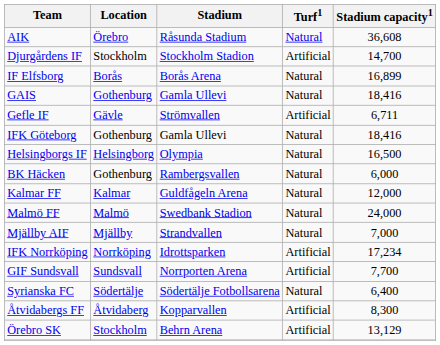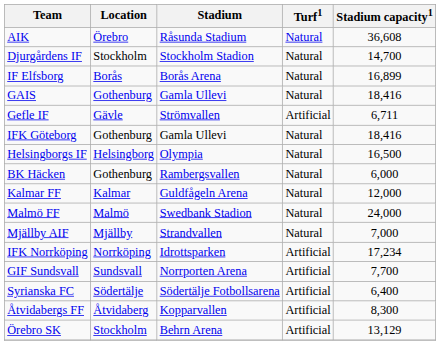(308, 56) Artificial -> (304, 56) Natural
(304, 291) Natural -> (308, 291) Artificial
